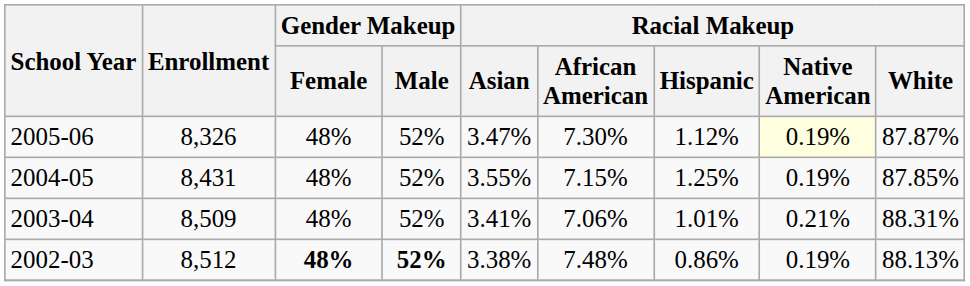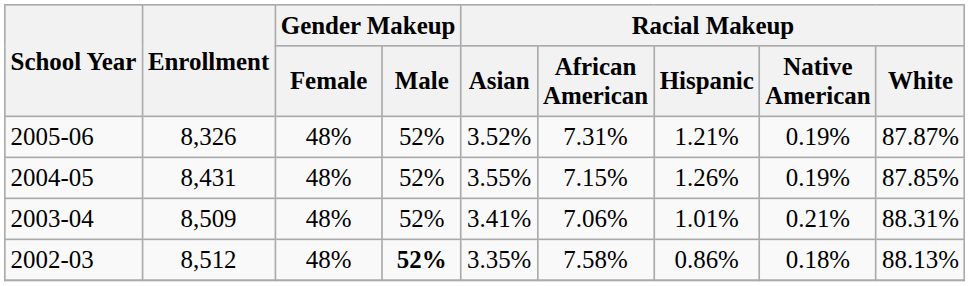(499, 136) 3.47% -> (499, 136) 3.52%
(595, 136) 7.30% -> (595, 136) 7.31%
(707, 136) 1.12% -> (707, 136) 1.21%
(818, 136) lightyellow background -> (818, 136) no background
(707, 178) 1.25% -> (707, 178) 1.26%
(329, 260) bold -> (329, 260) normal
(499, 260) 3.38% -> (499, 260) 3.35%
(595, 260) 7.48% -> (595, 260) 7.58%
(818, 260) 0.19% -> (818, 260) 0.18%
